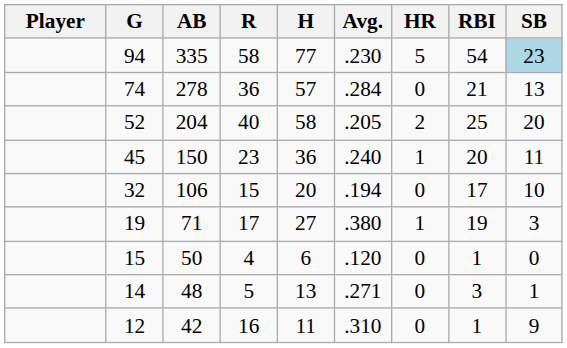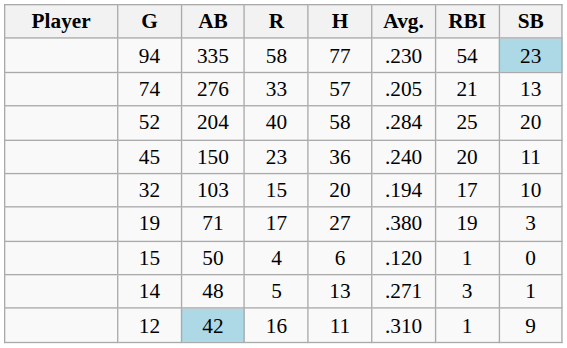- column: (420, 21)
(192, 88) 278 -> (213, 88) 276
(249, 88) 36 -> (276, 88) 33
(363, 88) .284 -> (404, 88) .205
(363, 122) .205 -> (404, 122) .284
(192, 190) 106 -> (213, 190) 103
(192, 325) no background -> (213, 325) lightblue background
